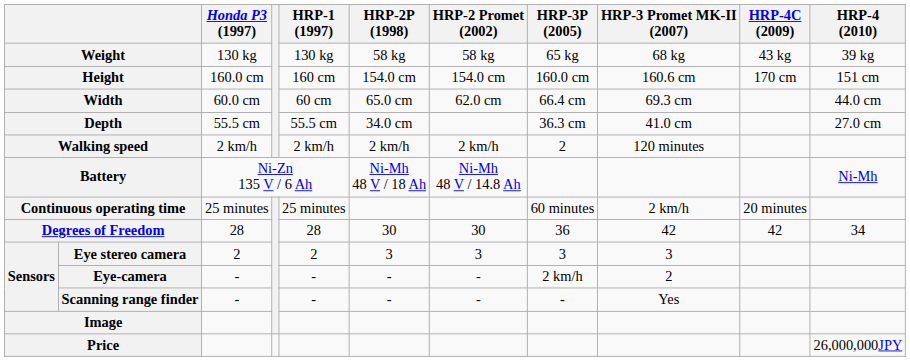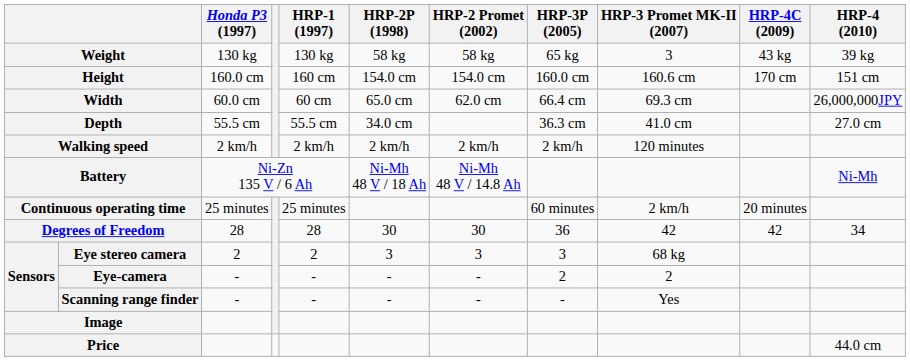(669, 54) 68 kg -> (669, 54) 3
(858, 100) 44.0 cm -> (858, 100) 26,000,000JPY
(562, 146) 2 -> (562, 146) 2 km/h
(669, 253) 3 -> (669, 253) 68 kg
(562, 276) 2 km/h -> (562, 276) 2
(858, 345) 26,000,000JPY -> (858, 345) 44.0 cm
